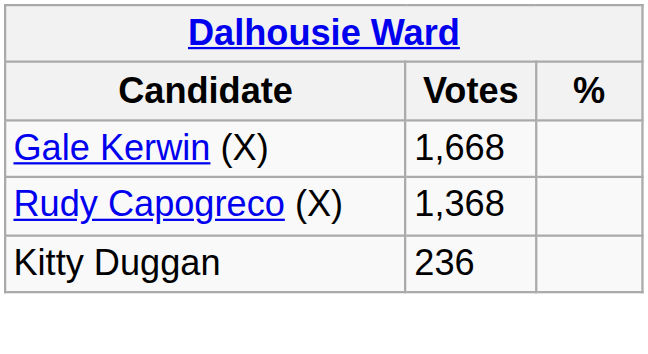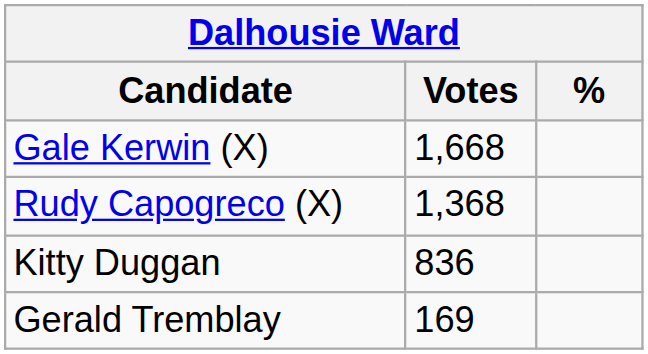(445, 262) 236 -> (445, 262) 836
+ row: (147, 319)
